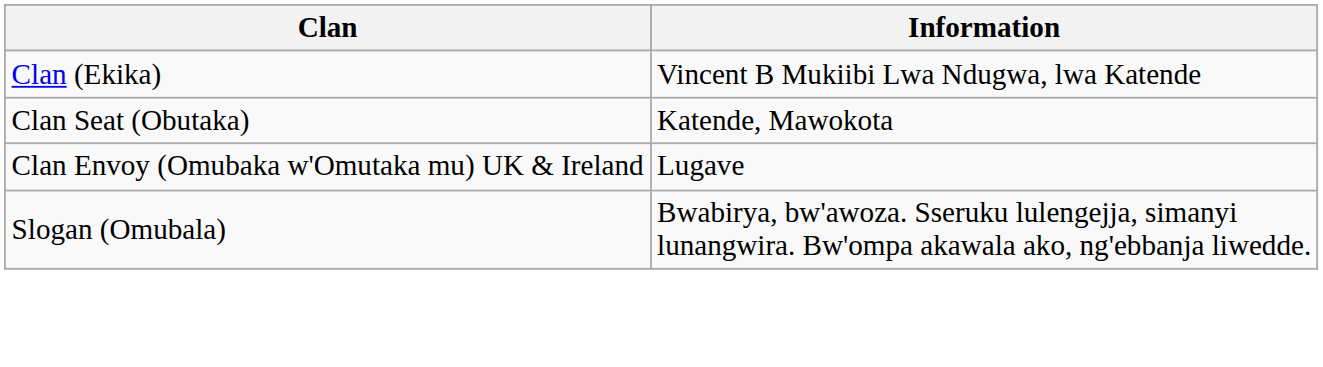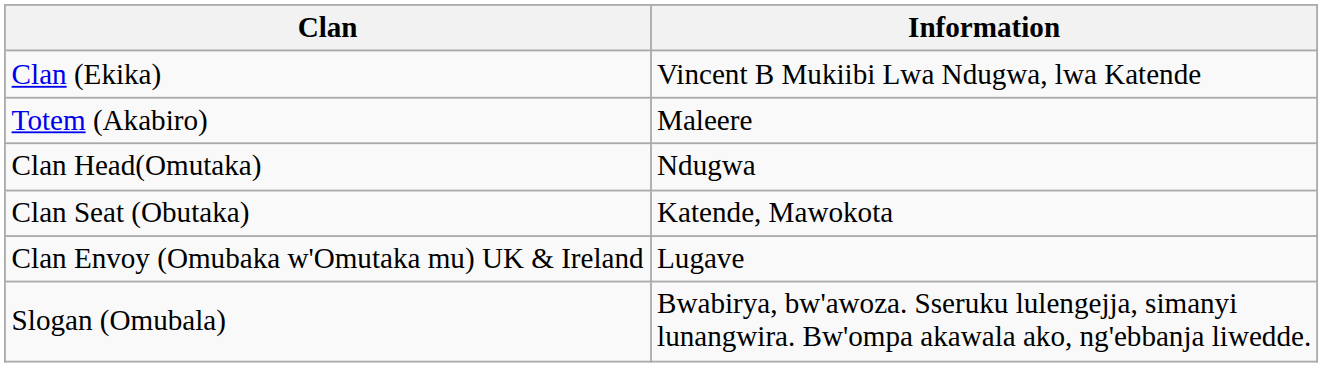+ row: (110, 119)
+ row: (137, 166)
